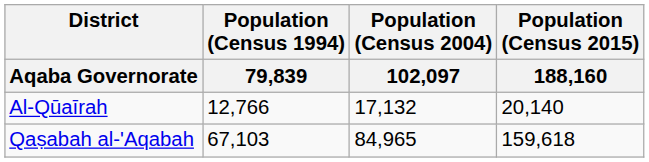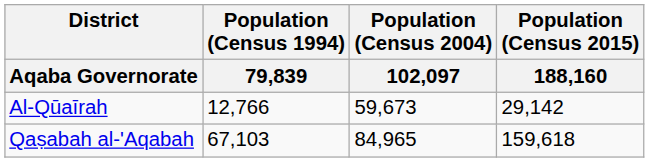(385, 107) 17,132 -> (385, 107) 59,673
(533, 107) 20,140 -> (533, 107) 29,142
